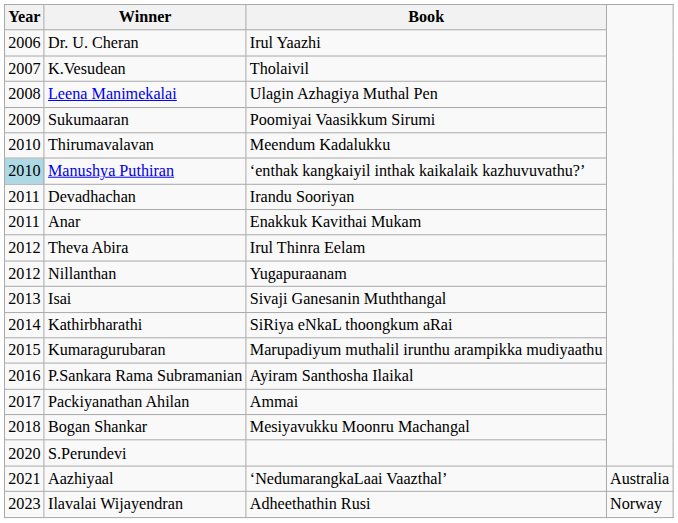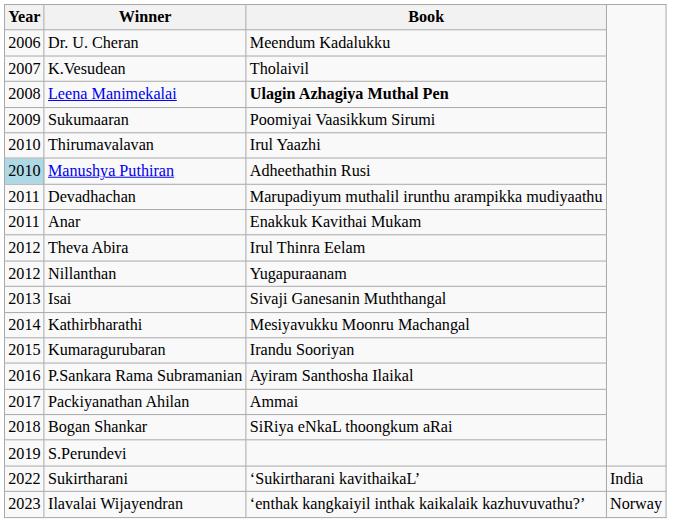(285, 42) Irul Yaazhi -> (320, 42) Meendum Kadalukku
(344, 94) normal -> (349, 94) bold
(320, 145) Meendum Kadalukku -> (285, 145) Irul Yaazhi
(418, 171) ‘enthak kangkaiyil inthak kaikalaik kazhuvuvathu?’ -> (310, 171) Adheethathin Rusi
(302, 196) Irandu Sooriyan -> (426, 196) Marupadiyum muthalil irunthu arampikka mudiyaathu
(351, 324) SiRiya eNkaL thoongkum aRai -> (360, 324) Mesiyavukku Moonru Machangal
(426, 350) Marupadiyum muthalil irunthu arampikka mudiyaathu -> (302, 350) Irandu Sooriyan
(360, 427) Mesiyavukku Moonru Machangal -> (351, 427) SiRiya eNkaL thoongkum aRai
(24, 453) 2020 -> (24, 453) 2019
- row: (81, 478)
+ row: (88, 478)
(310, 504) Adheethathin Rusi -> (418, 504) ‘enthak kangkaiyil inthak kaikalaik kazhuvuvathu?’
